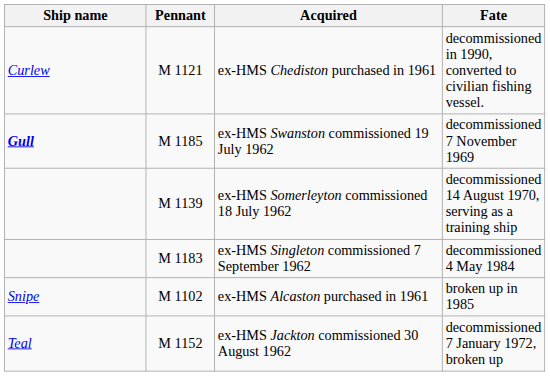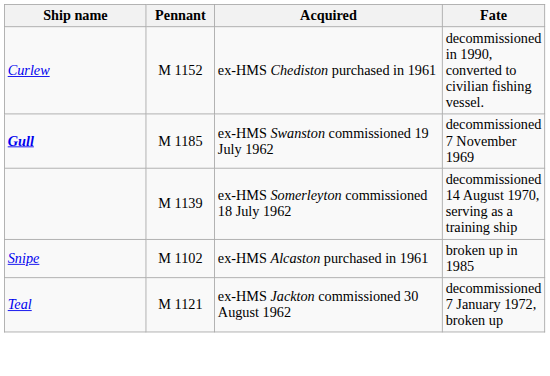(180, 70) M 1121 -> (180, 70) M 1152
- row: (319, 258)
(180, 343) M 1152 -> (180, 304) M 1121
